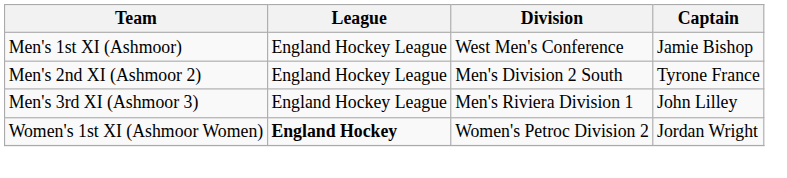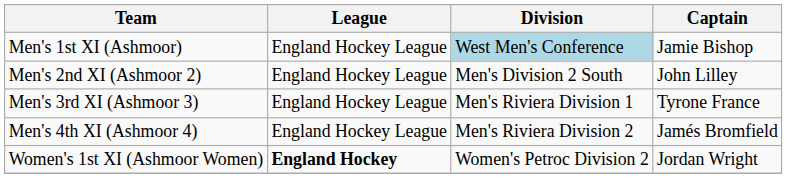(539, 46) no background -> (539, 46) lightblue background
(708, 74) Tyrone France -> (697, 74) John Lilley
(697, 103) John Lilley -> (708, 103) Tyrone France
+ row: (103, 131)
